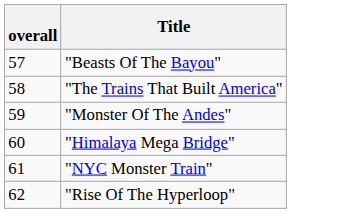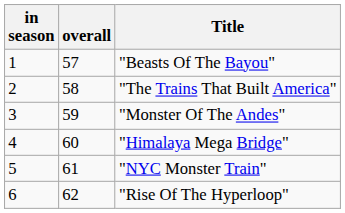+ column: (31, 27)
